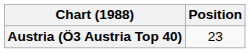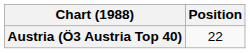(215, 36) 23 -> (215, 36) 22
